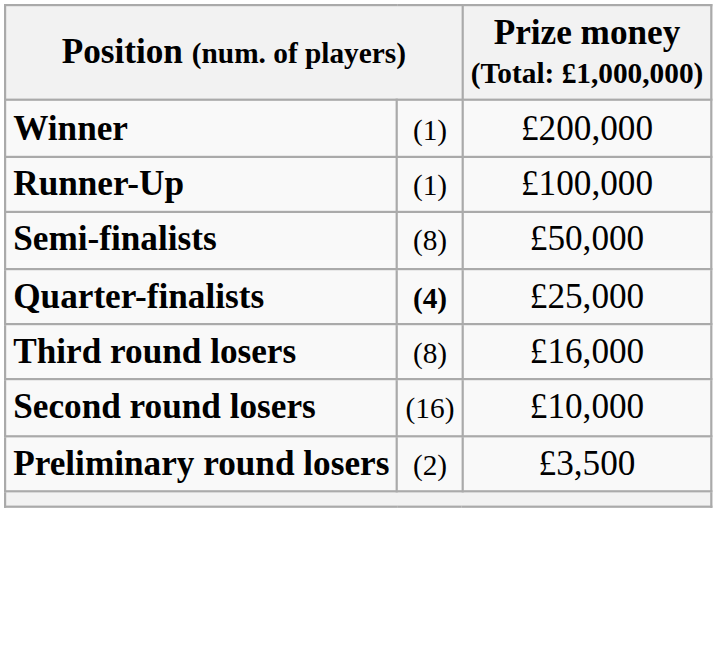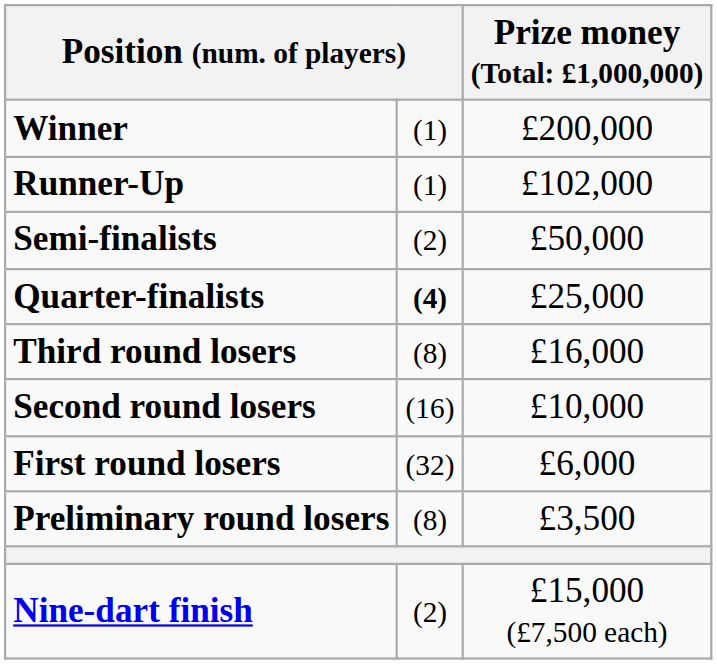(587, 183) £100,000 -> (587, 183) £102,000
(430, 241) (8) -> (430, 241) (2)
+ row: (147, 462)
(430, 464) (2) -> (430, 520) (8)
+ row: (133, 610)
